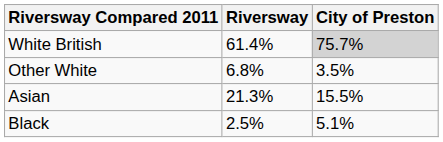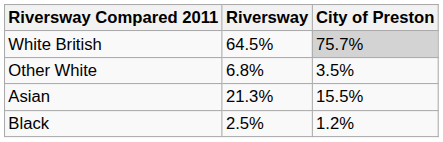(250, 44) 61.4% -> (250, 44) 64.5%
(335, 123) 5.1% -> (335, 123) 1.2%
